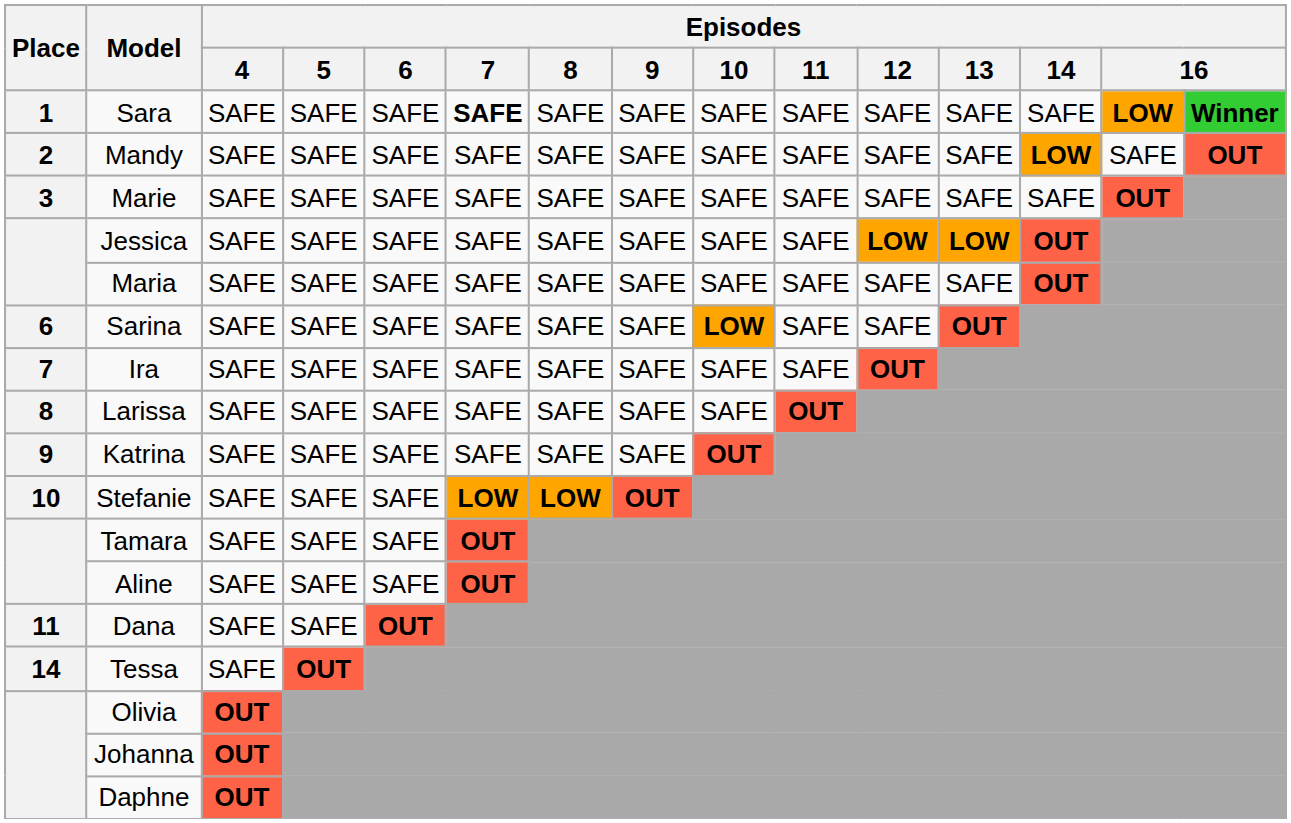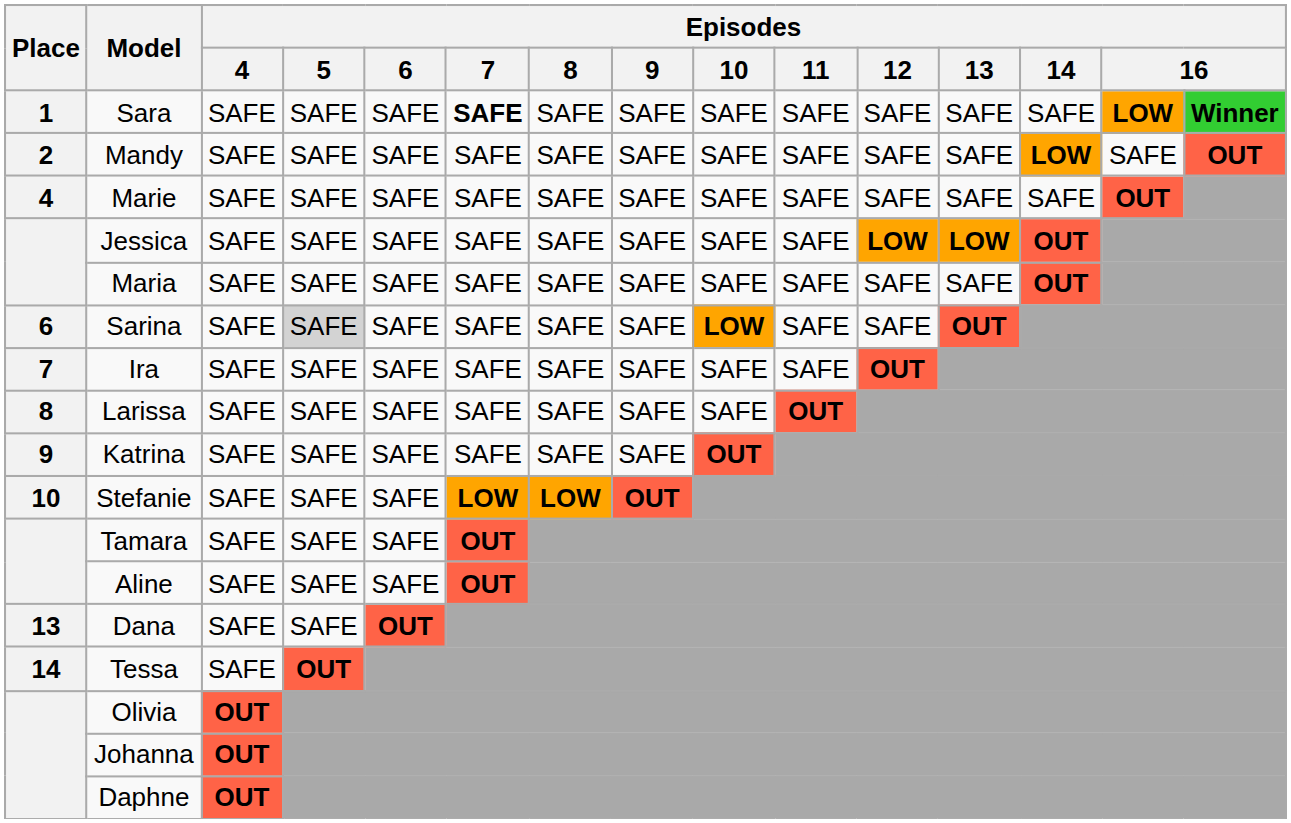(46, 198) 3 -> (46, 198) 4
(324, 326) no background -> (324, 326) lightgrey background
(46, 626) 11 -> (46, 626) 13
